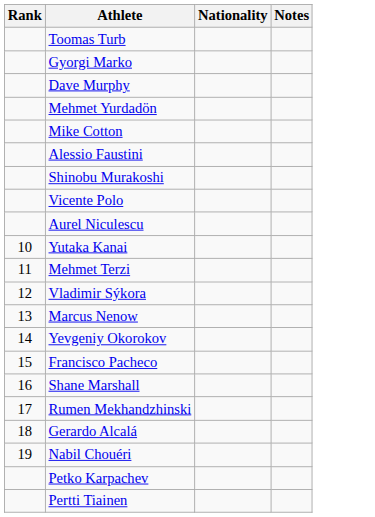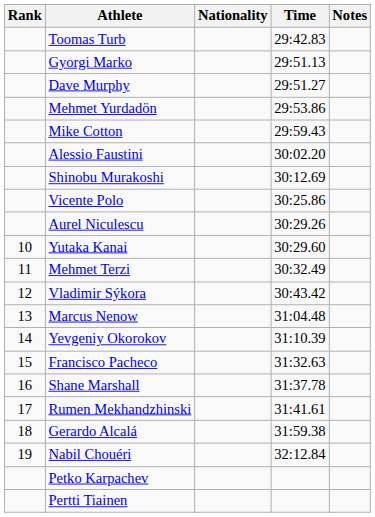+ column: (300, 16)
